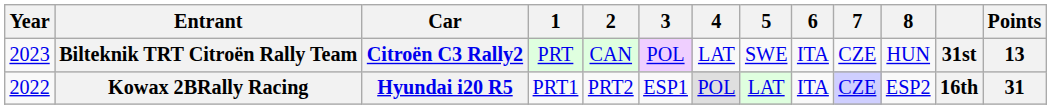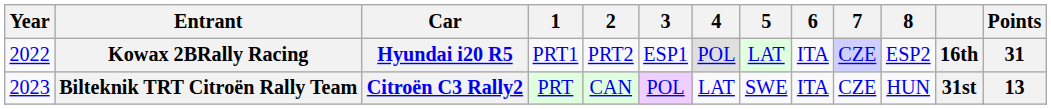rows swapped: (208, 88) <-> (208, 54)
